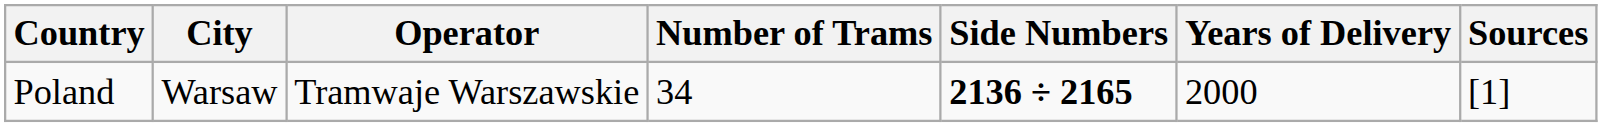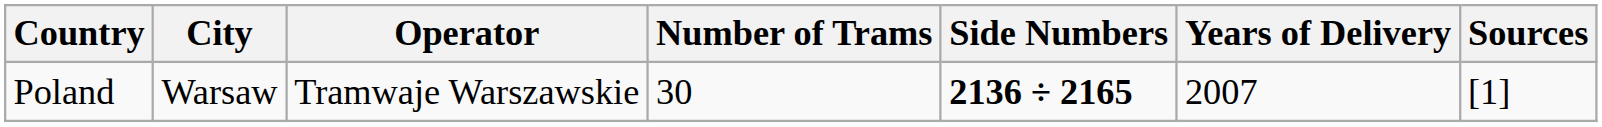(674, 90) 34 -> (674, 90) 30
(1221, 90) 2000 -> (1221, 90) 2007
